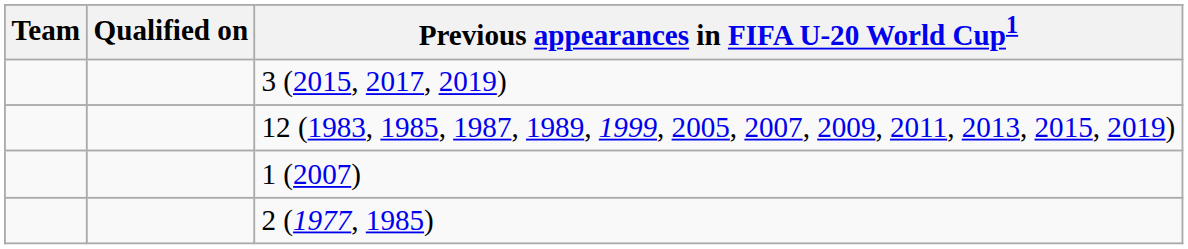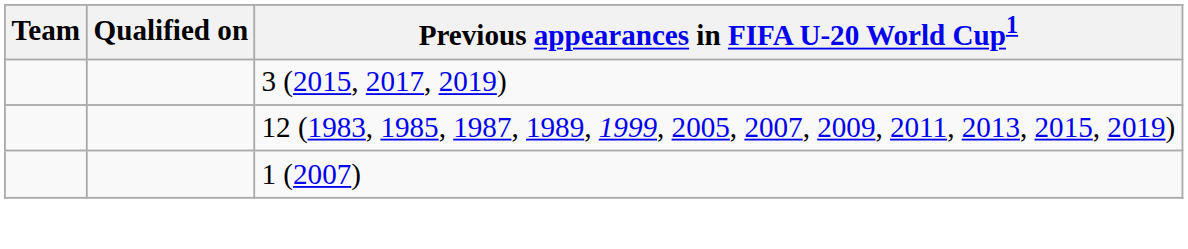- row: (348, 220)
